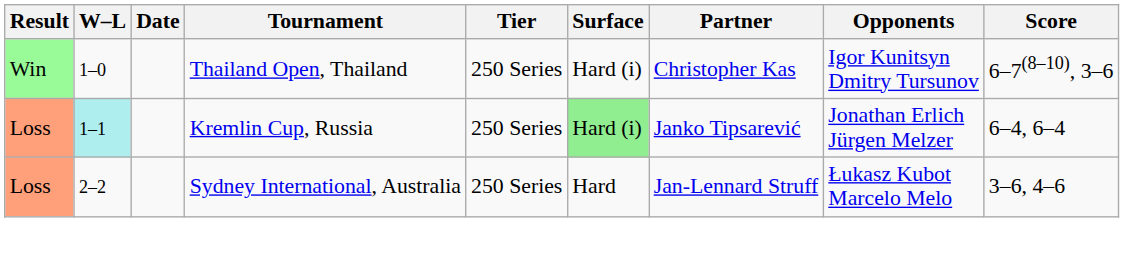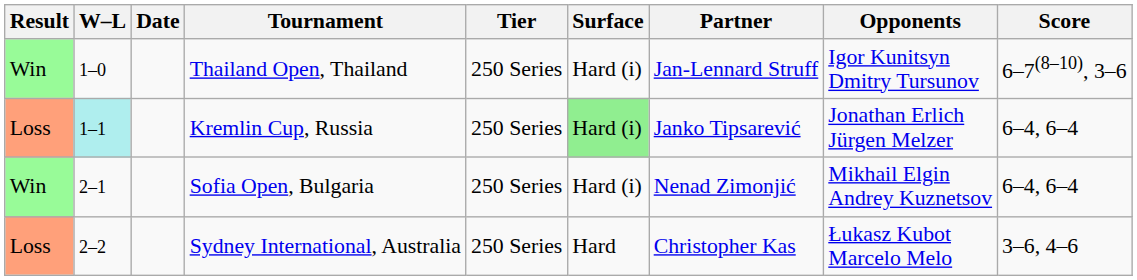(725, 68) Christopher Kas -> (736, 68) Jan-Lennard Struff
+ row: (282, 186)
(736, 186) Jan-Lennard Struff -> (725, 245) Christopher Kas
